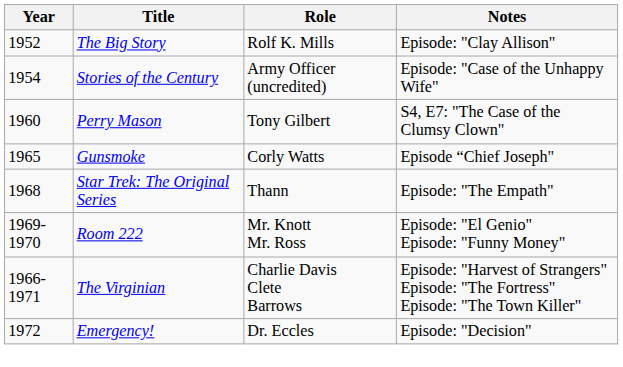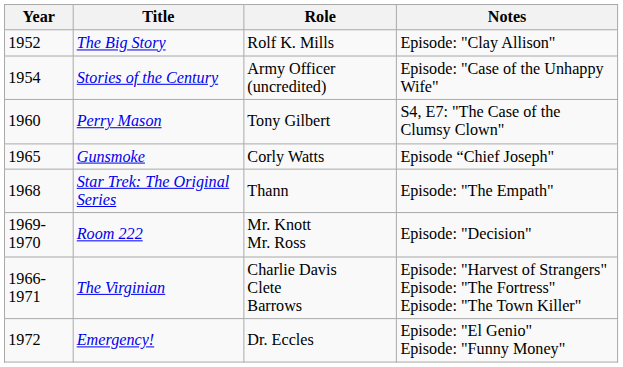(483, 234) Episode: "El Genio" Episode: "Funny Money" -> (466, 234) Episode: "Decision"
(466, 331) Episode: "Decision" -> (483, 340) Episode: "El Genio" Episode: "Funny Money"
